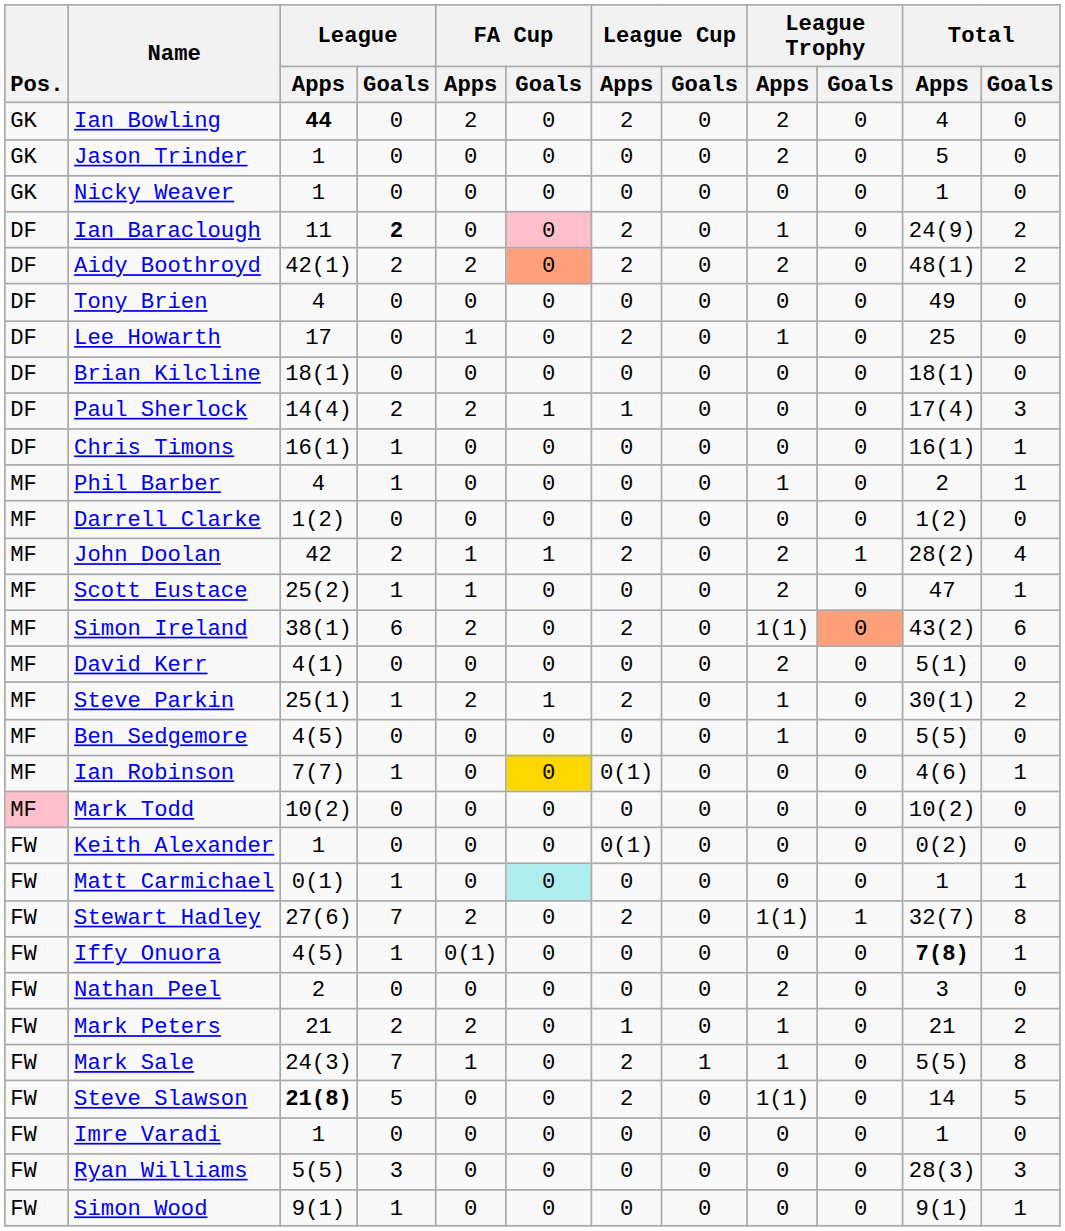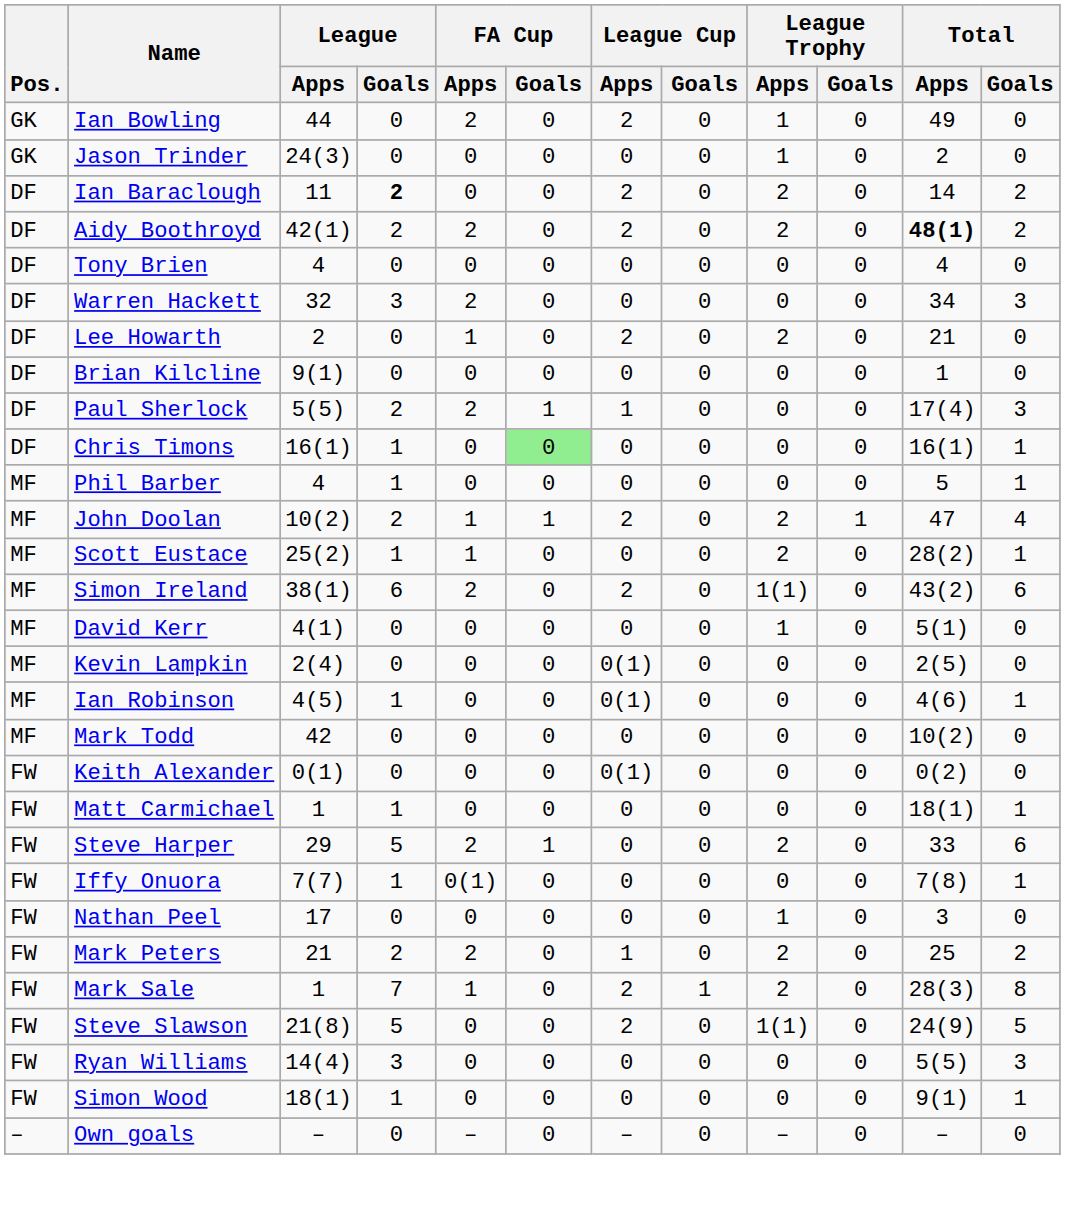(318, 121) bold -> (318, 121) normal
(783, 121) 2 -> (783, 121) 1
(942, 121) 4 -> (942, 121) 49
(319, 157) 1 -> (318, 157) 24(3)
(783, 157) 2 -> (783, 157) 1
(942, 157) 5 -> (942, 157) 2
- row: (154, 194)
(549, 230) pink background -> (549, 194) no background
(783, 230) 1 -> (783, 194) 2
(942, 230) 24(9) -> (942, 194) 14
(549, 266) lightsalmon background -> (549, 230) no background
(942, 266) normal -> (942, 230) bold
(942, 302) 49 -> (942, 266) 4
+ row: (167, 302)
(318, 338) 17 -> (319, 338) 2
(783, 338) 1 -> (783, 338) 2
(942, 338) 25 -> (942, 338) 21
(318, 375) 18(1) -> (319, 375) 9(1)
(942, 375) 18(1) -> (942, 375) 1
(318, 411) 14(4) -> (319, 411) 5(5)
(549, 447) no background -> (549, 447) lightgreen background
(783, 483) 1 -> (783, 483) 0
(942, 483) 2 -> (942, 483) 5
- row: (167, 520)
(318, 556) 42 -> (318, 520) 10(2)
(942, 556) 28(2) -> (942, 520) 47
(942, 592) 47 -> (942, 556) 28(2)
(861, 628) lightsalmon background -> (861, 592) no background
(783, 665) 2 -> (783, 628) 1
+ row: (161, 665)
- row: (154, 701)
- row: (161, 737)
(319, 773) 7(7) -> (319, 701) 4(5)
(549, 773) gold background -> (549, 701) no background
(23, 809) pink background -> (23, 737) no background
(318, 809) 10(2) -> (318, 737) 42
(319, 846) 1 -> (319, 773) 0(1)
(319, 882) 0(1) -> (319, 809) 1
(549, 882) paleturquoise background -> (549, 809) no background
(942, 882) 1 -> (942, 809) 18(1)
- row: (167, 918)
+ row: (154, 846)
(319, 954) 4(5) -> (319, 882) 7(7)
(942, 954) bold -> (942, 882) normal
(319, 991) 2 -> (318, 918) 17
(783, 991) 2 -> (783, 918) 1
(783, 1027) 1 -> (783, 954) 2
(942, 1027) 21 -> (942, 954) 25
(318, 1063) 24(3) -> (319, 991) 1
(783, 1063) 1 -> (783, 991) 2
(942, 1063) 5(5) -> (942, 991) 28(3)
(318, 1099) bold -> (318, 1027) normal
(942, 1099) 14 -> (942, 1027) 24(9)
- row: (147, 1136)
(319, 1172) 5(5) -> (318, 1063) 14(4)
(942, 1172) 28(3) -> (942, 1063) 5(5)
(319, 1208) 9(1) -> (318, 1099) 18(1)
+ row: (134, 1136)
